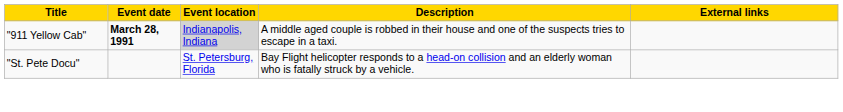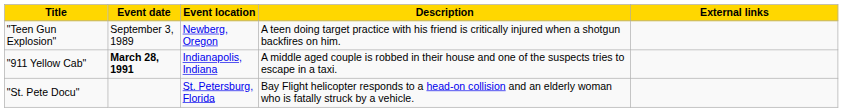+ row: (32, 35)
(212, 35) lightgrey background -> (212, 64) no background
